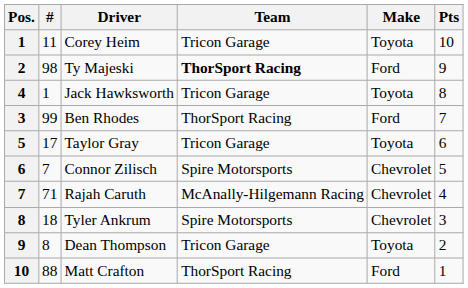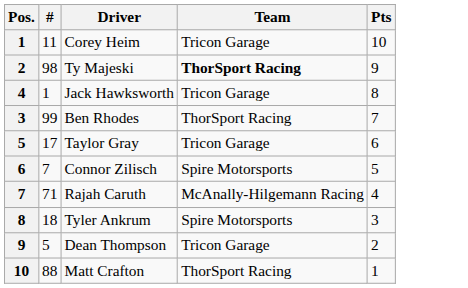- column: (401, 17)
(46, 245) 8 -> (46, 245) 5
